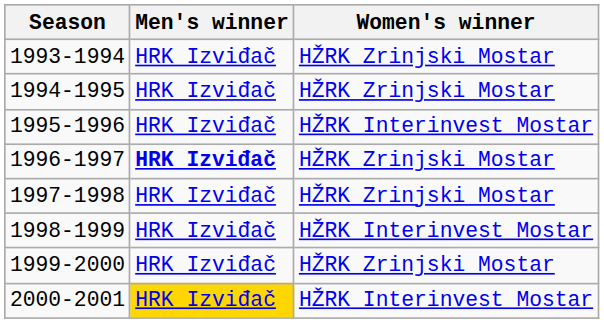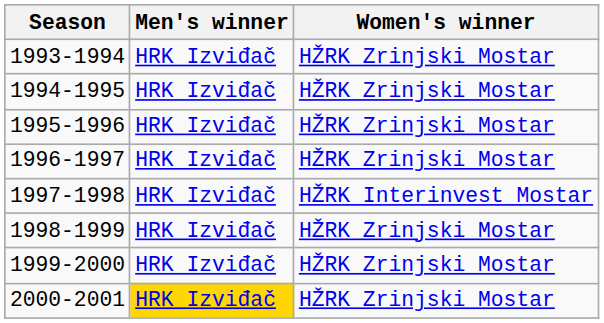(446, 126) HŽRK Interinvest Mostar -> (427, 126) HŽRK Zrinjski Mostar
(206, 161) bold -> (206, 161) normal
(427, 196) HŽRK Zrinjski Mostar -> (446, 196) HŽRK Interinvest Mostar
(446, 231) HŽRK Interinvest Mostar -> (427, 231) HŽRK Zrinjski Mostar
(446, 300) HŽRK Interinvest Mostar -> (427, 300) HŽRK Zrinjski Mostar
